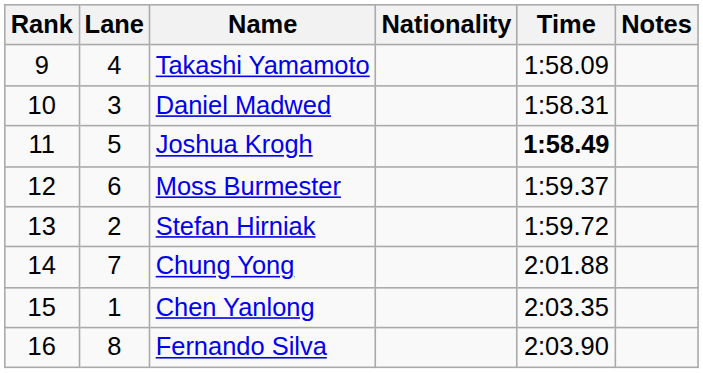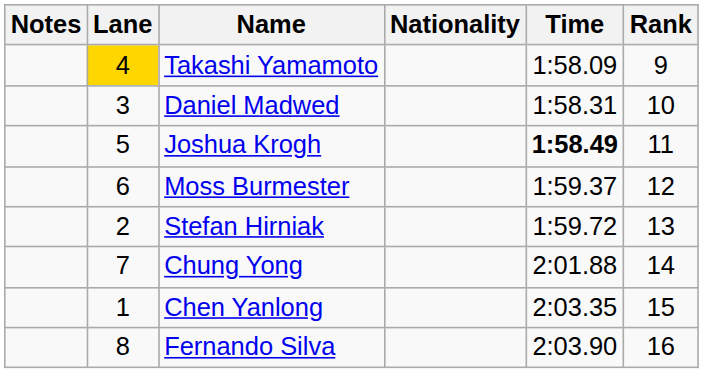columns swapped: (42, 24) <-> (657, 24)
(114, 65) no background -> (123, 65) gold background
